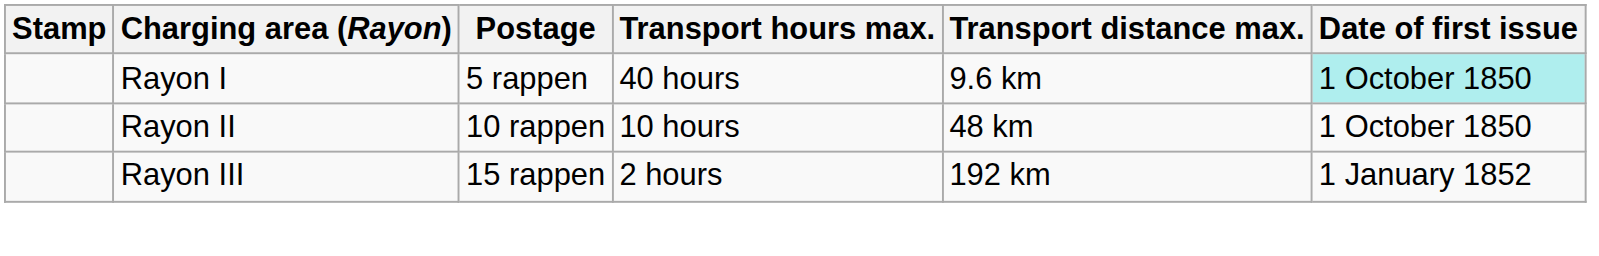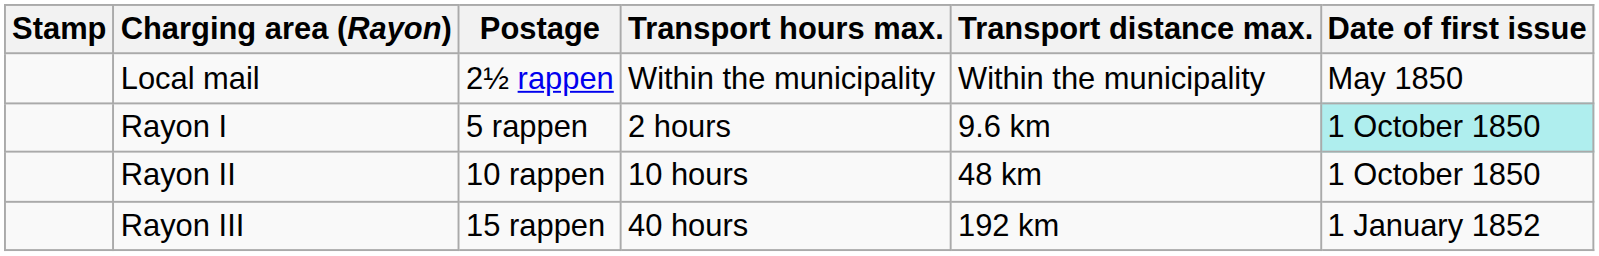+ row: (190, 77)
(680, 77) 40 hours -> (680, 126) 2 hours
(671, 175) 2 hours -> (688, 224) 40 hours
